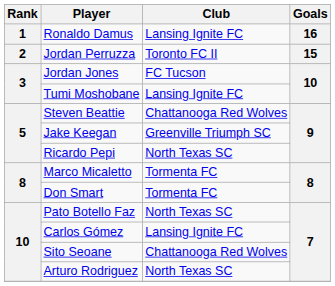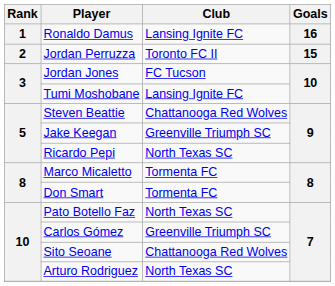(194, 232) Lansing Ignite FC -> (208, 232) Greenville Triumph SC
